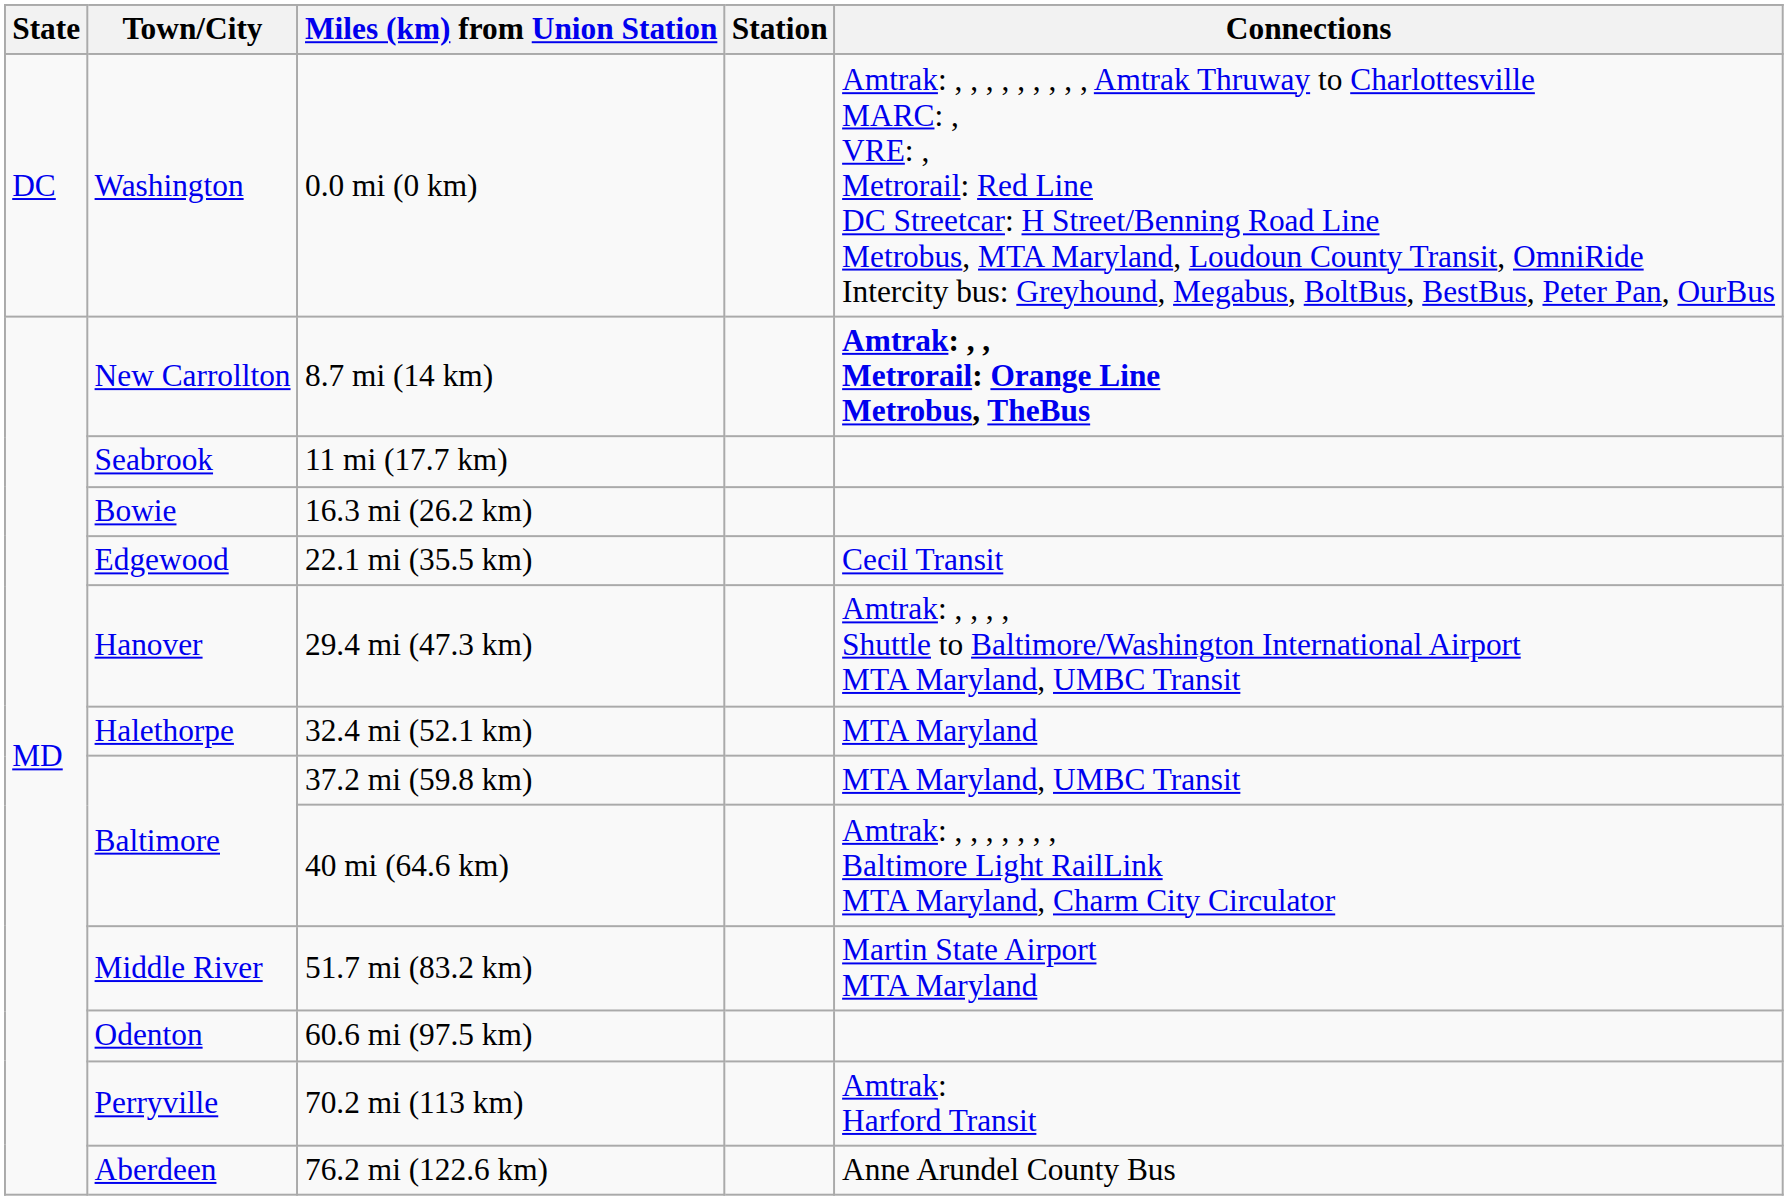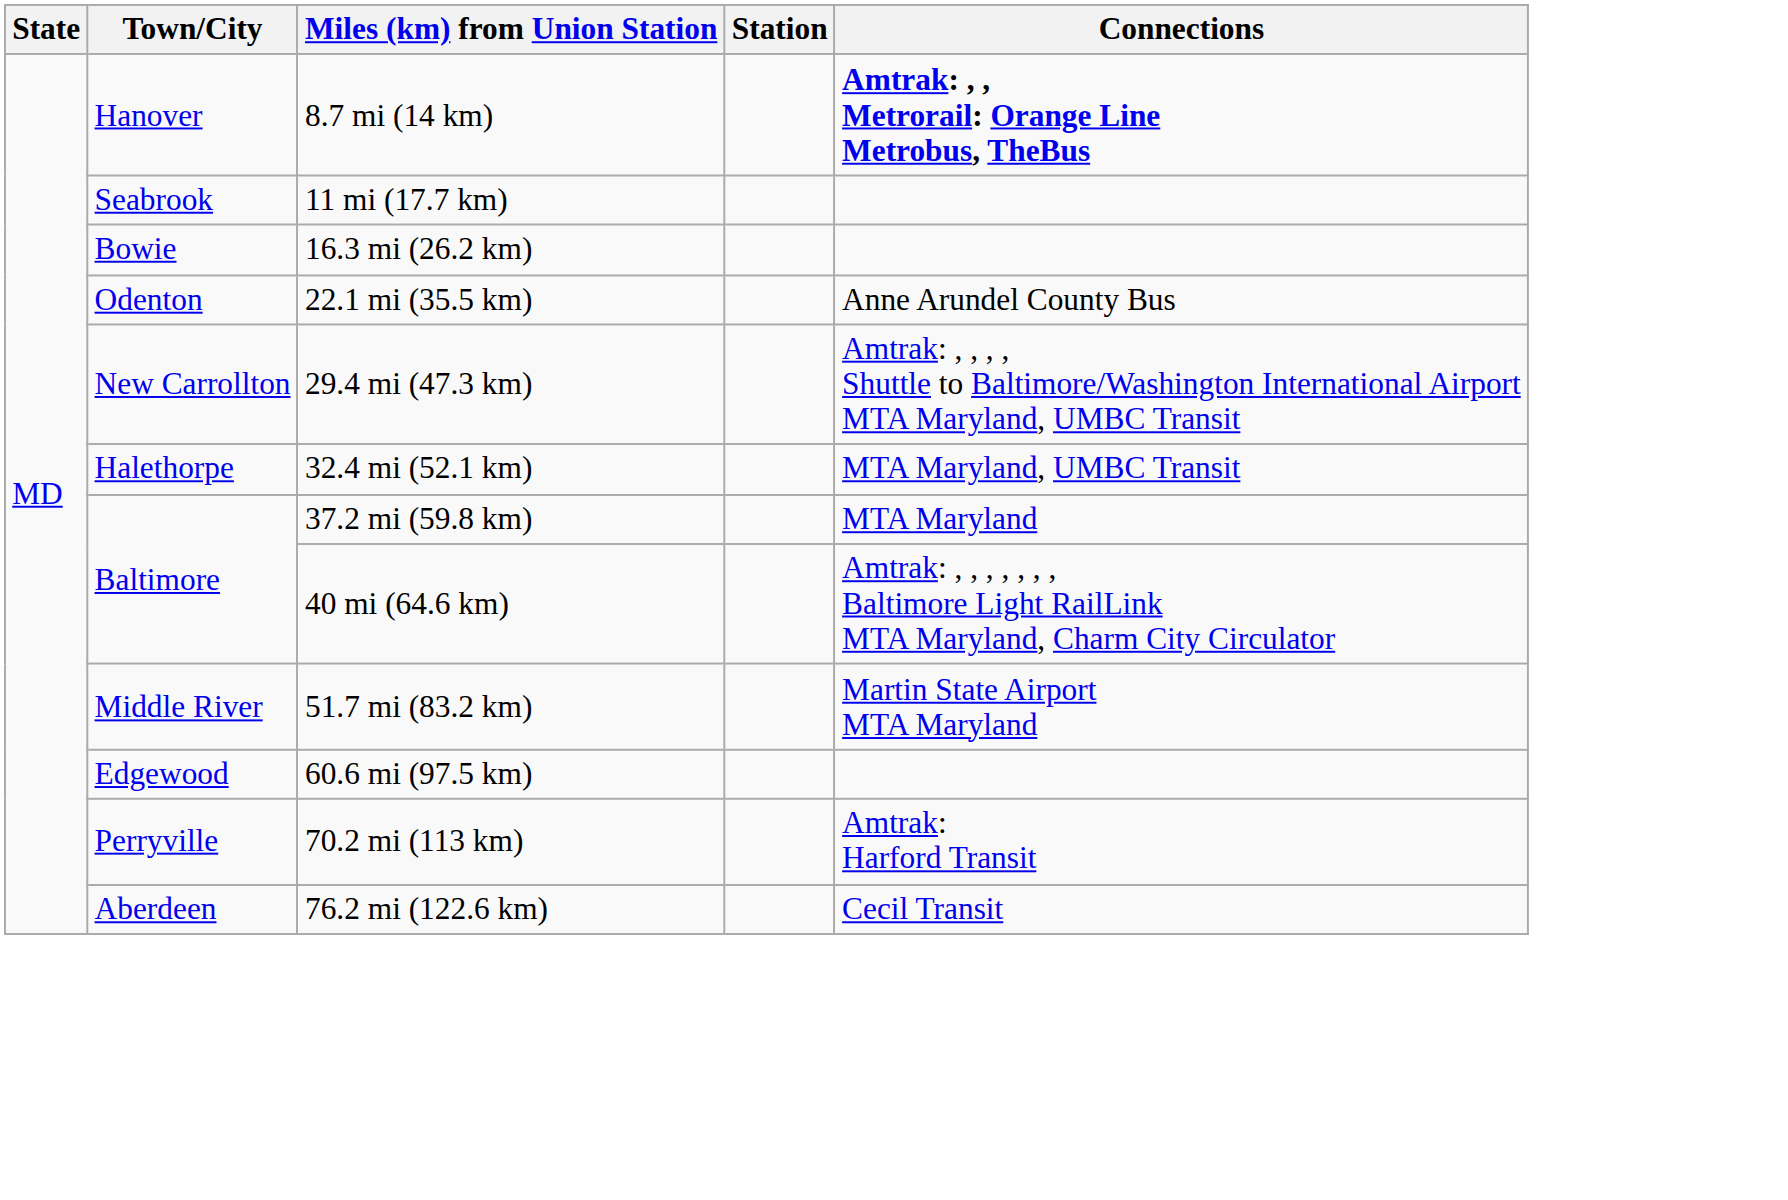- row: (391, 184)
(193, 375) New Carrollton -> (149, 114) Hanover
(162, 560) Edgewood -> (149, 298) Odenton
(923, 560) Cecil Transit -> (1009, 298) Anne Arundel County Bus
(149, 645) Hanover -> (193, 383) New Carrollton
(940, 730) MTA Maryland -> (1041, 468) MTA Maryland, UMBC Transit
(1041, 780) MTA Maryland, UMBC Transit -> (940, 518) MTA Maryland
(149, 1035) Odenton -> (162, 773) Edgewood
(1009, 1169) Anne Arundel County Bus -> (923, 908) Cecil Transit
